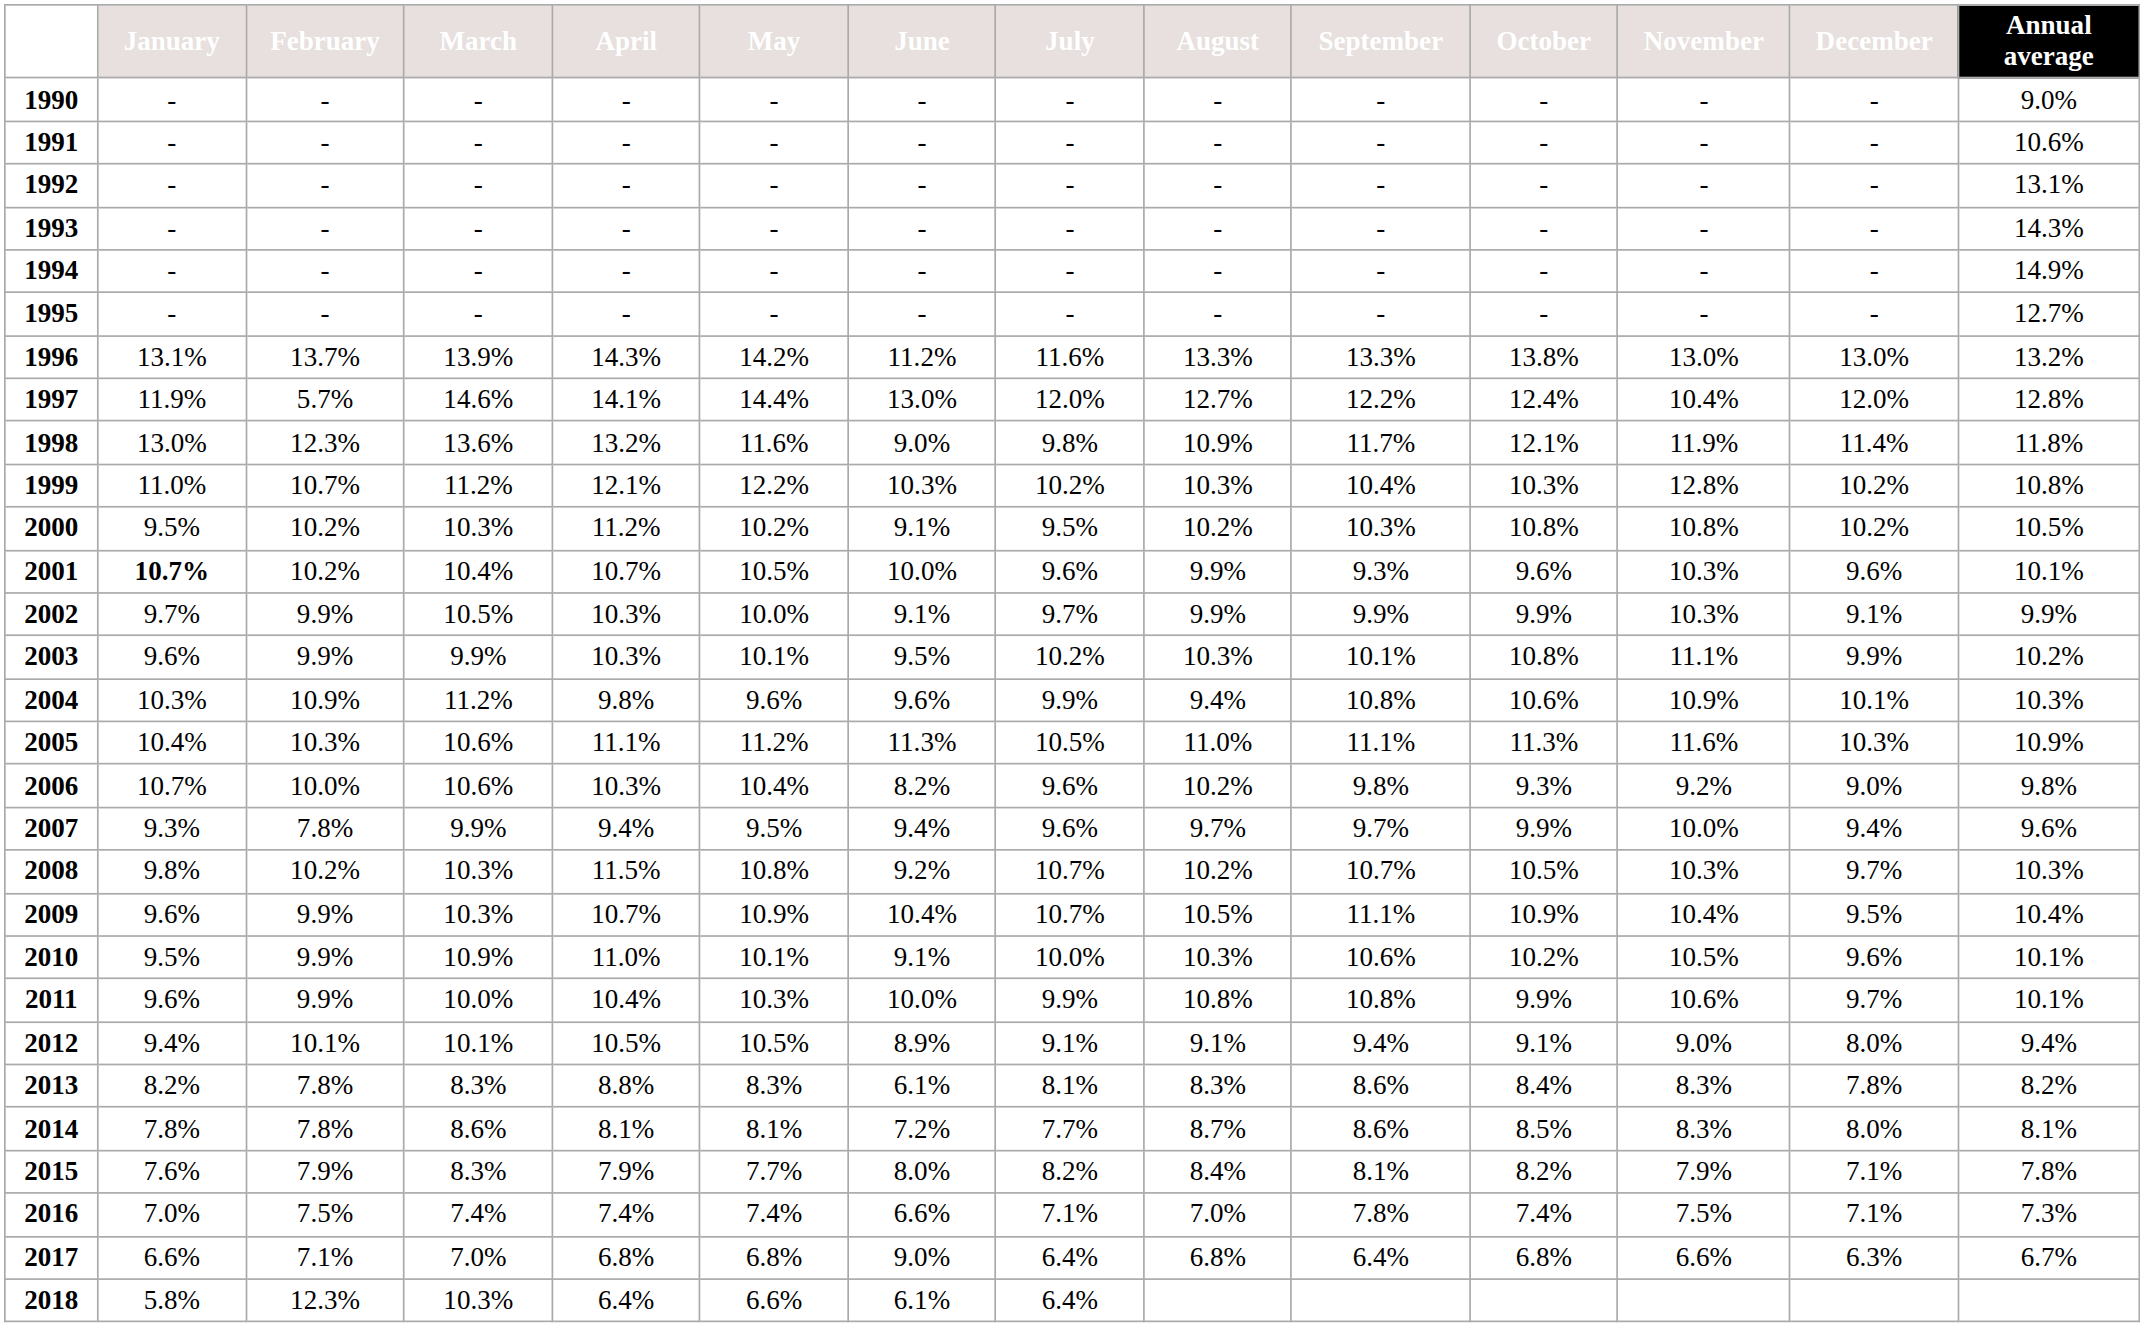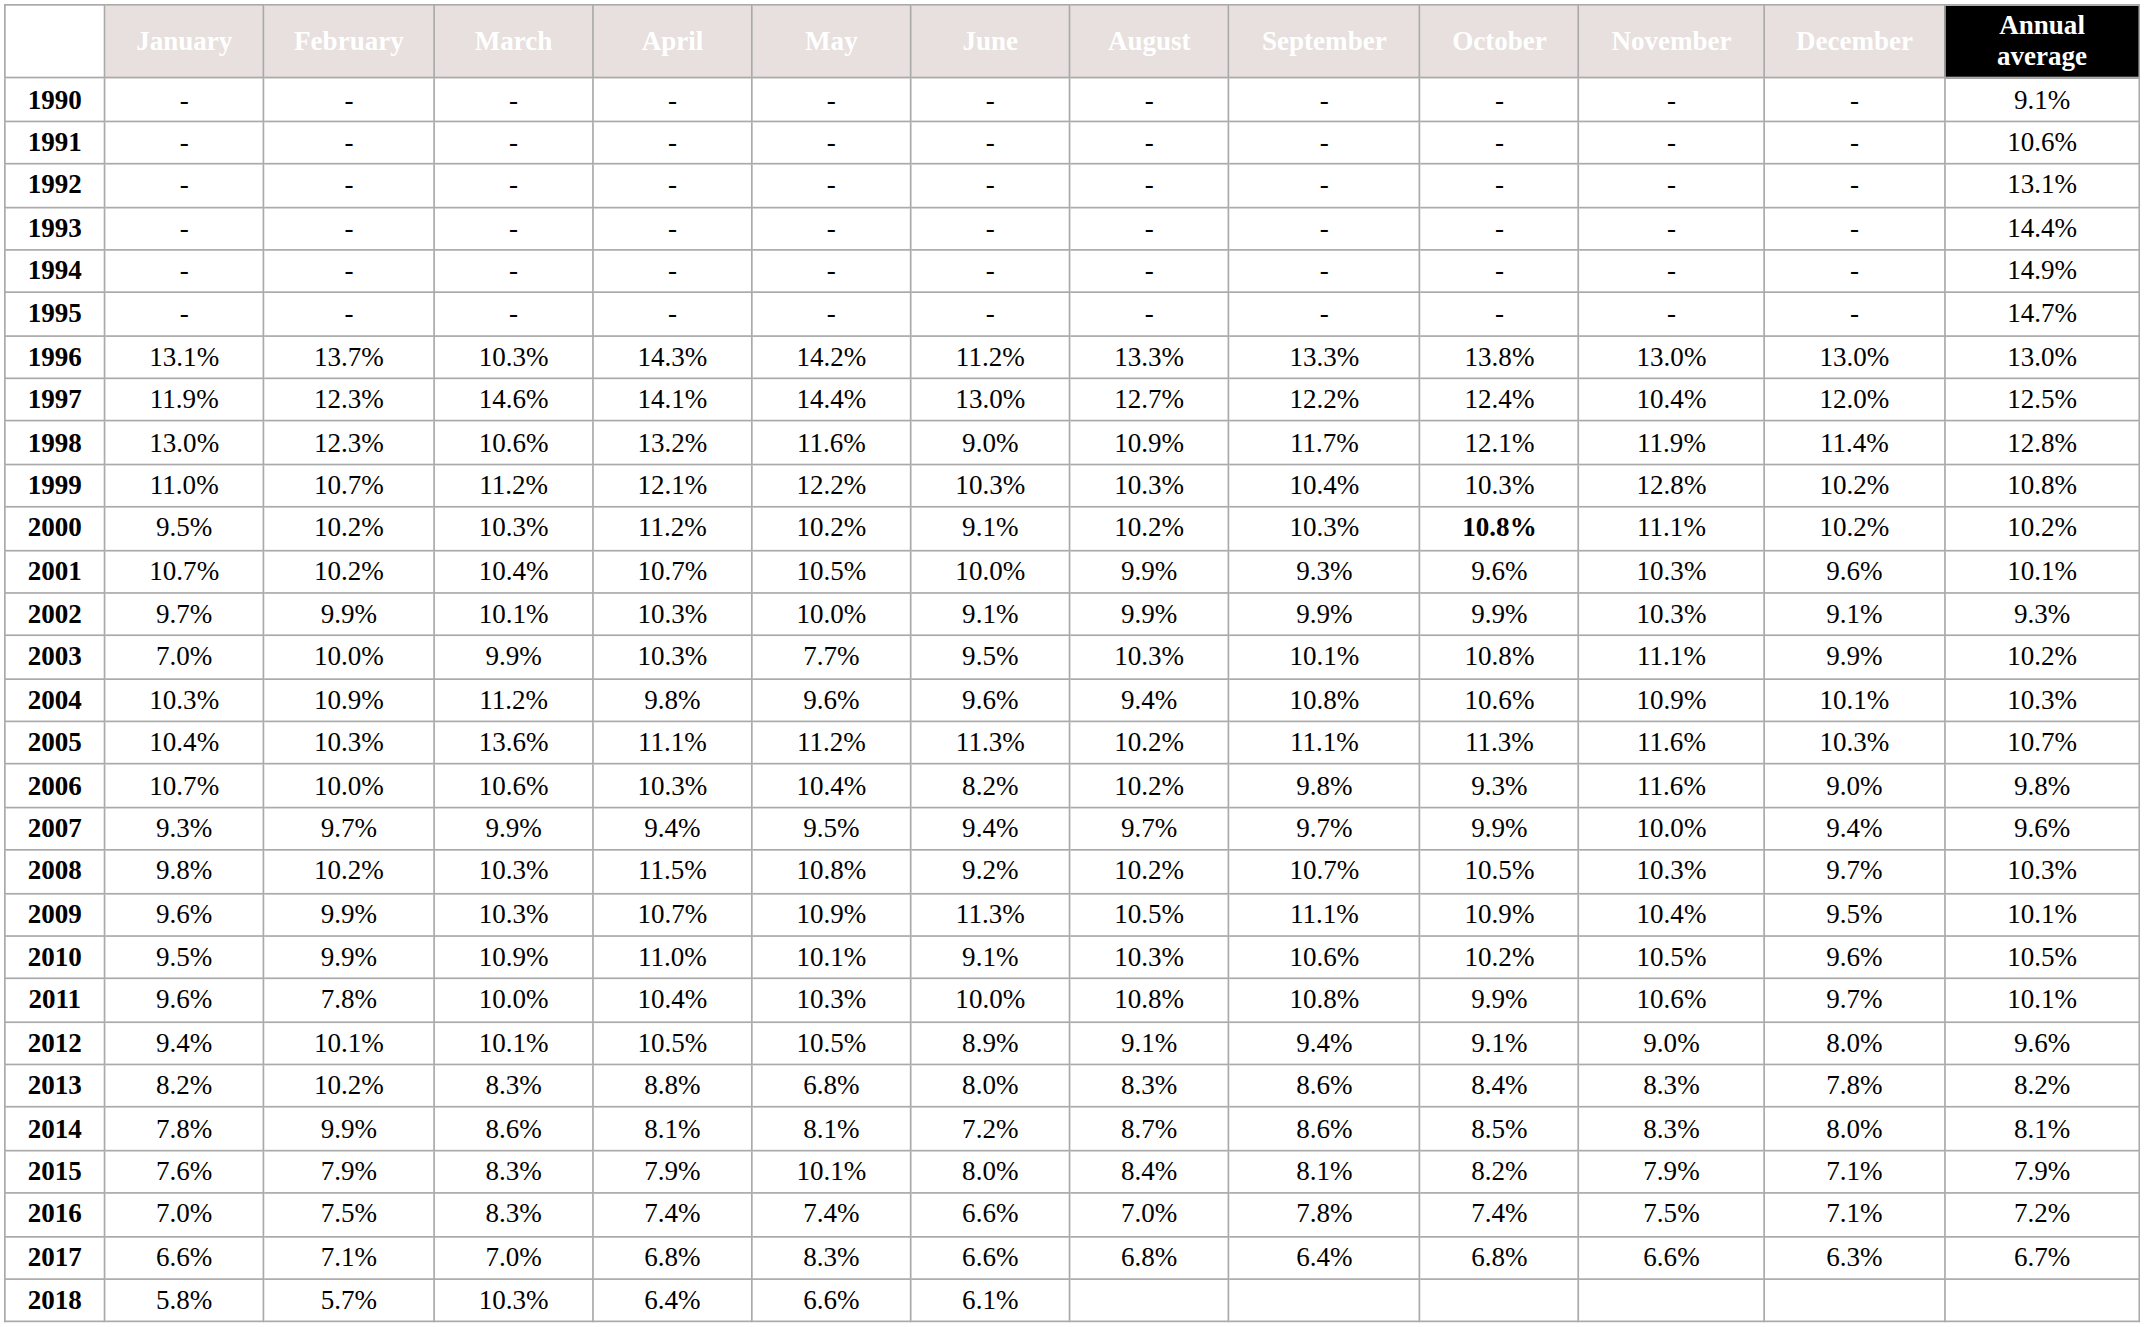- column: (1070, 41)
(2049, 99) 9.0% -> (2042, 99) 9.1%
(2049, 227) 14.3% -> (2042, 227) 14.4%
(2049, 313) 12.7% -> (2042, 313) 14.7%
(478, 356) 13.9% -> (514, 356) 10.3%
(2049, 356) 13.2% -> (2042, 356) 13.0%
(325, 399) 5.7% -> (349, 399) 12.3%
(2049, 399) 12.8% -> (2042, 399) 12.5%
(478, 442) 13.6% -> (514, 442) 10.6%
(2049, 442) 11.8% -> (2042, 442) 12.8%
(1544, 528) normal -> (1499, 528) bold
(1704, 528) 10.8% -> (1671, 528) 11.1%
(2049, 528) 10.5% -> (2042, 528) 10.2%
(172, 570) bold -> (184, 570) normal
(478, 613) 10.5% -> (514, 613) 10.1%
(2049, 613) 9.9% -> (2042, 613) 9.3%
(172, 656) 9.6% -> (184, 656) 7.0%
(325, 656) 9.9% -> (349, 656) 10.0%
(774, 656) 10.1% -> (831, 656) 7.7%
(478, 742) 10.6% -> (514, 742) 13.6%
(1218, 742) 11.0% -> (1149, 742) 10.2%
(2049, 742) 10.9% -> (2042, 742) 10.7%
(1704, 785) 9.2% -> (1671, 785) 11.6%
(325, 828) 7.8% -> (349, 828) 9.7%
(922, 914) 10.4% -> (990, 914) 11.3%
(2049, 914) 10.4% -> (2042, 914) 10.1%
(2049, 956) 10.1% -> (2042, 956) 10.5%
(325, 999) 9.9% -> (349, 999) 7.8%
(2049, 1042) 9.4% -> (2042, 1042) 9.6%
(325, 1085) 7.8% -> (349, 1085) 10.2%
(774, 1085) 8.3% -> (831, 1085) 6.8%
(922, 1085) 6.1% -> (990, 1085) 8.0%
(325, 1128) 7.8% -> (349, 1128) 9.9%
(774, 1171) 7.7% -> (831, 1171) 10.1%
(2049, 1171) 7.8% -> (2042, 1171) 7.9%
(478, 1214) 7.4% -> (514, 1214) 8.3%
(2049, 1214) 7.3% -> (2042, 1214) 7.2%
(774, 1257) 6.8% -> (831, 1257) 8.3%
(922, 1257) 9.0% -> (990, 1257) 6.6%
(325, 1299) 12.3% -> (349, 1299) 5.7%
